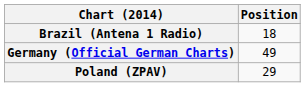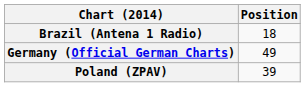(269, 72) 29 -> (269, 72) 39
